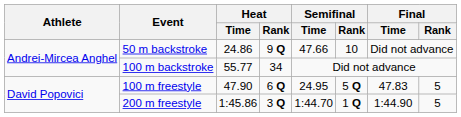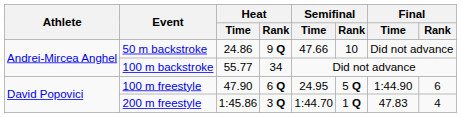(393, 86) 47.83 -> (393, 86) 1:44.90
(438, 86) 5 -> (438, 86) 6
(393, 104) 1:44.90 -> (393, 104) 47.83
(438, 104) 5 -> (438, 104) 4
